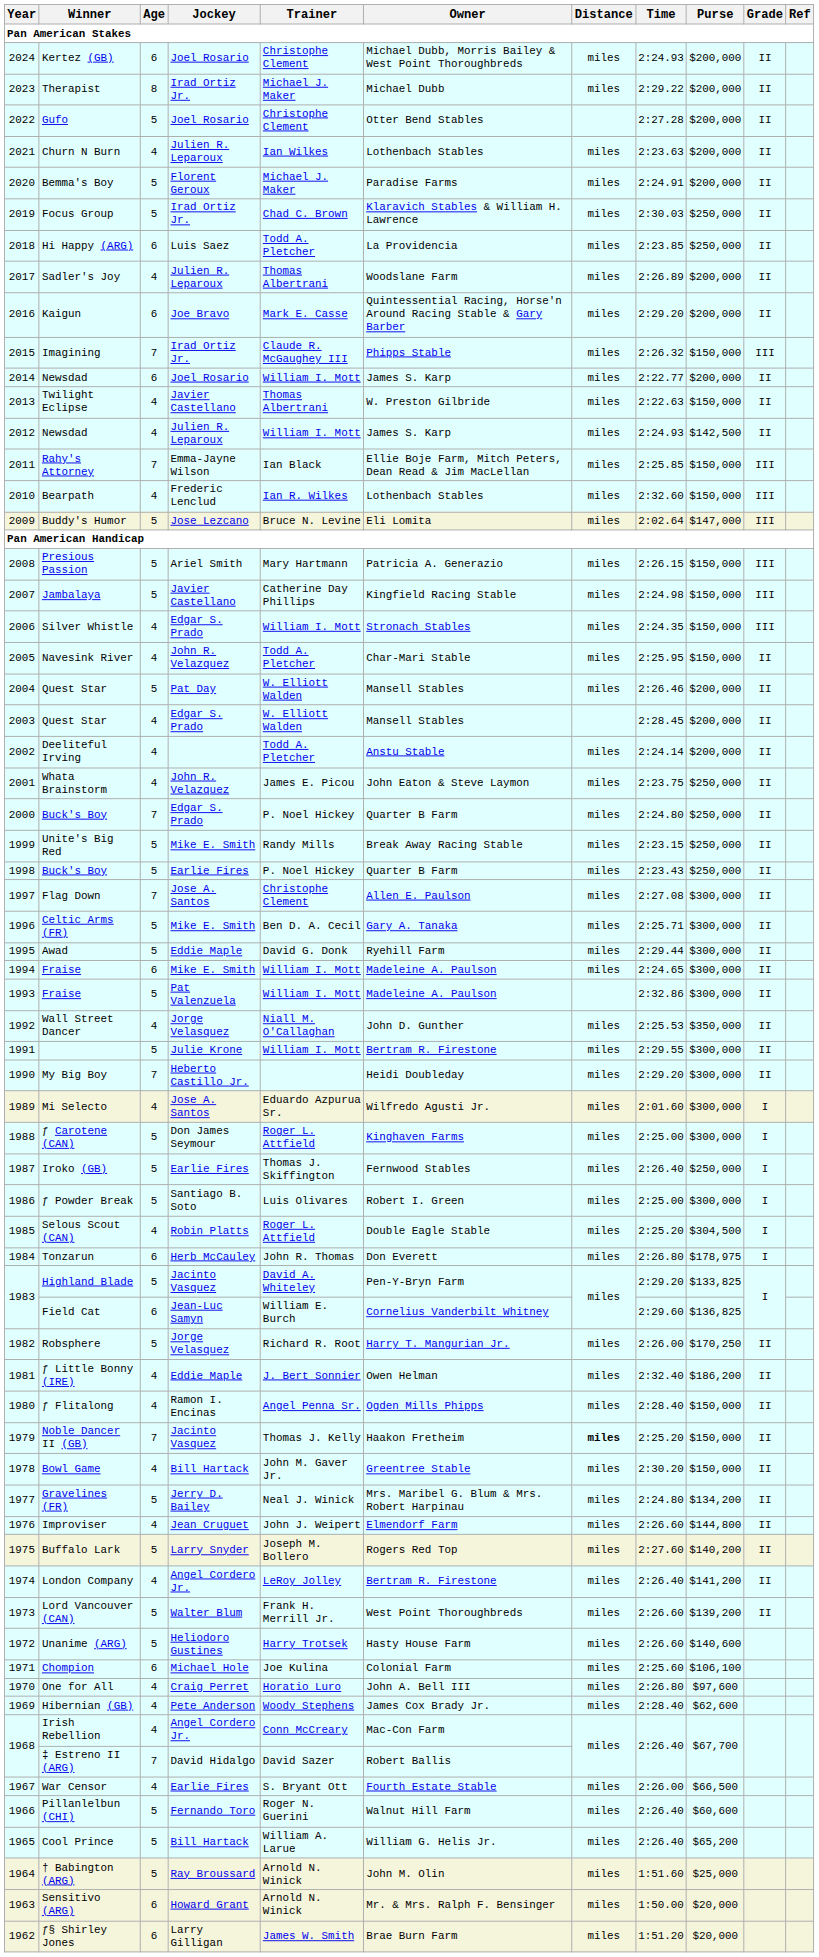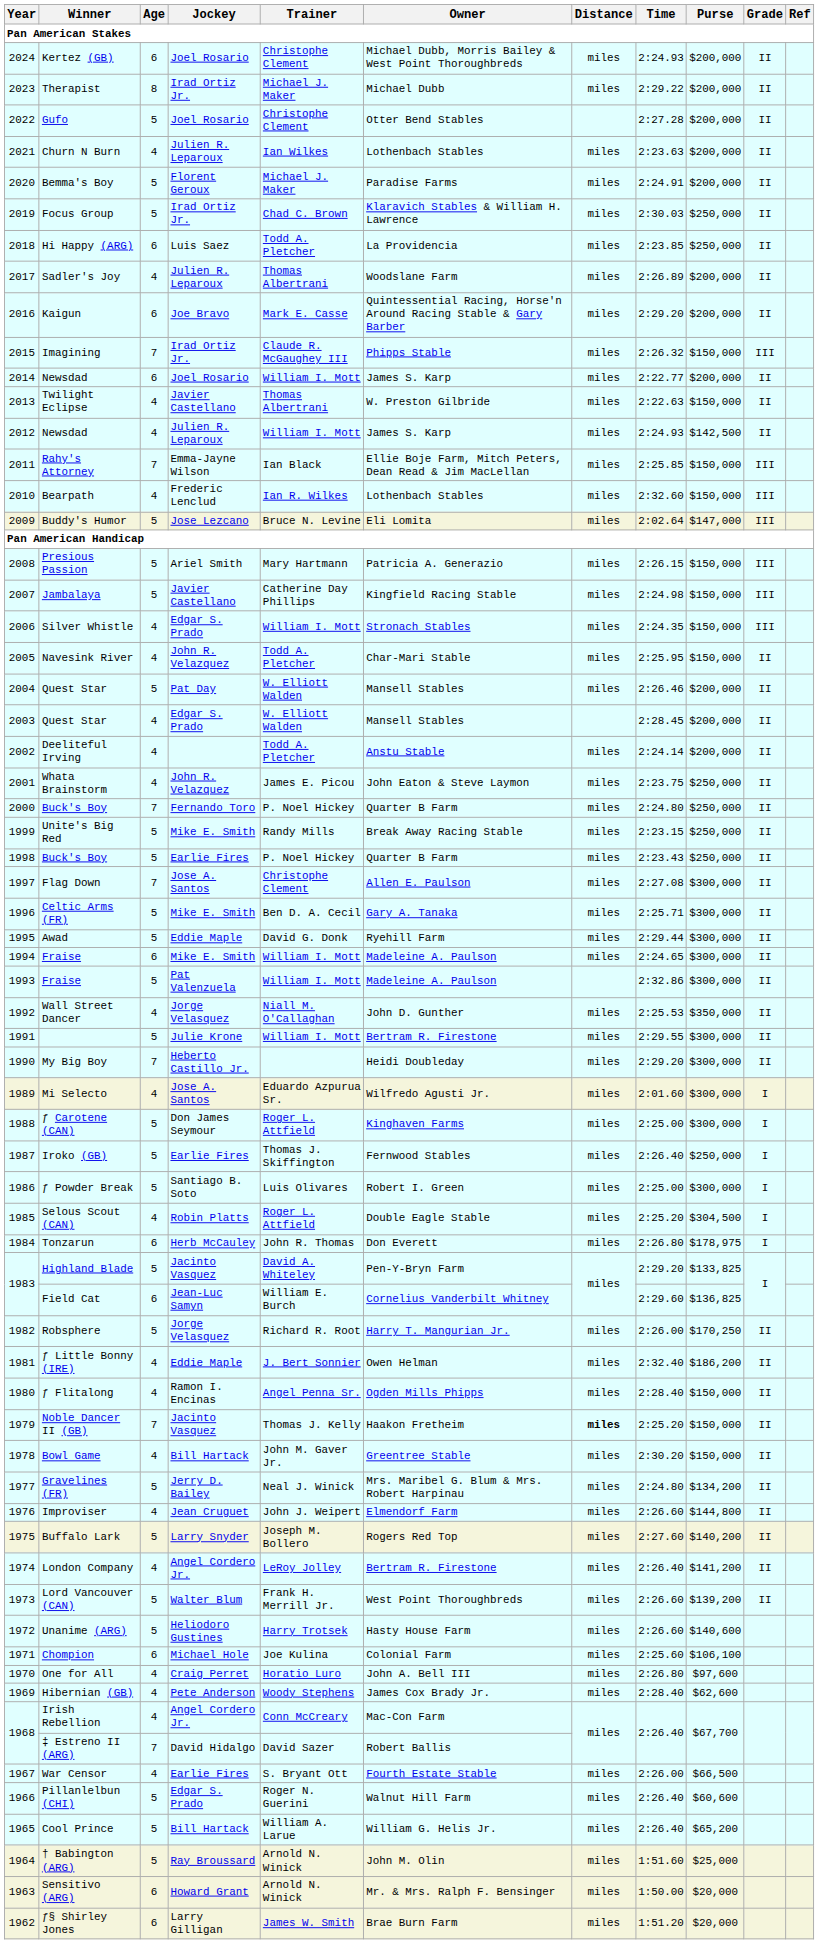(197, 815) Edgar S. Prado -> (213, 808) Fernando Toro
(213, 1811) Fernando Toro -> (197, 1798) Edgar S. Prado
